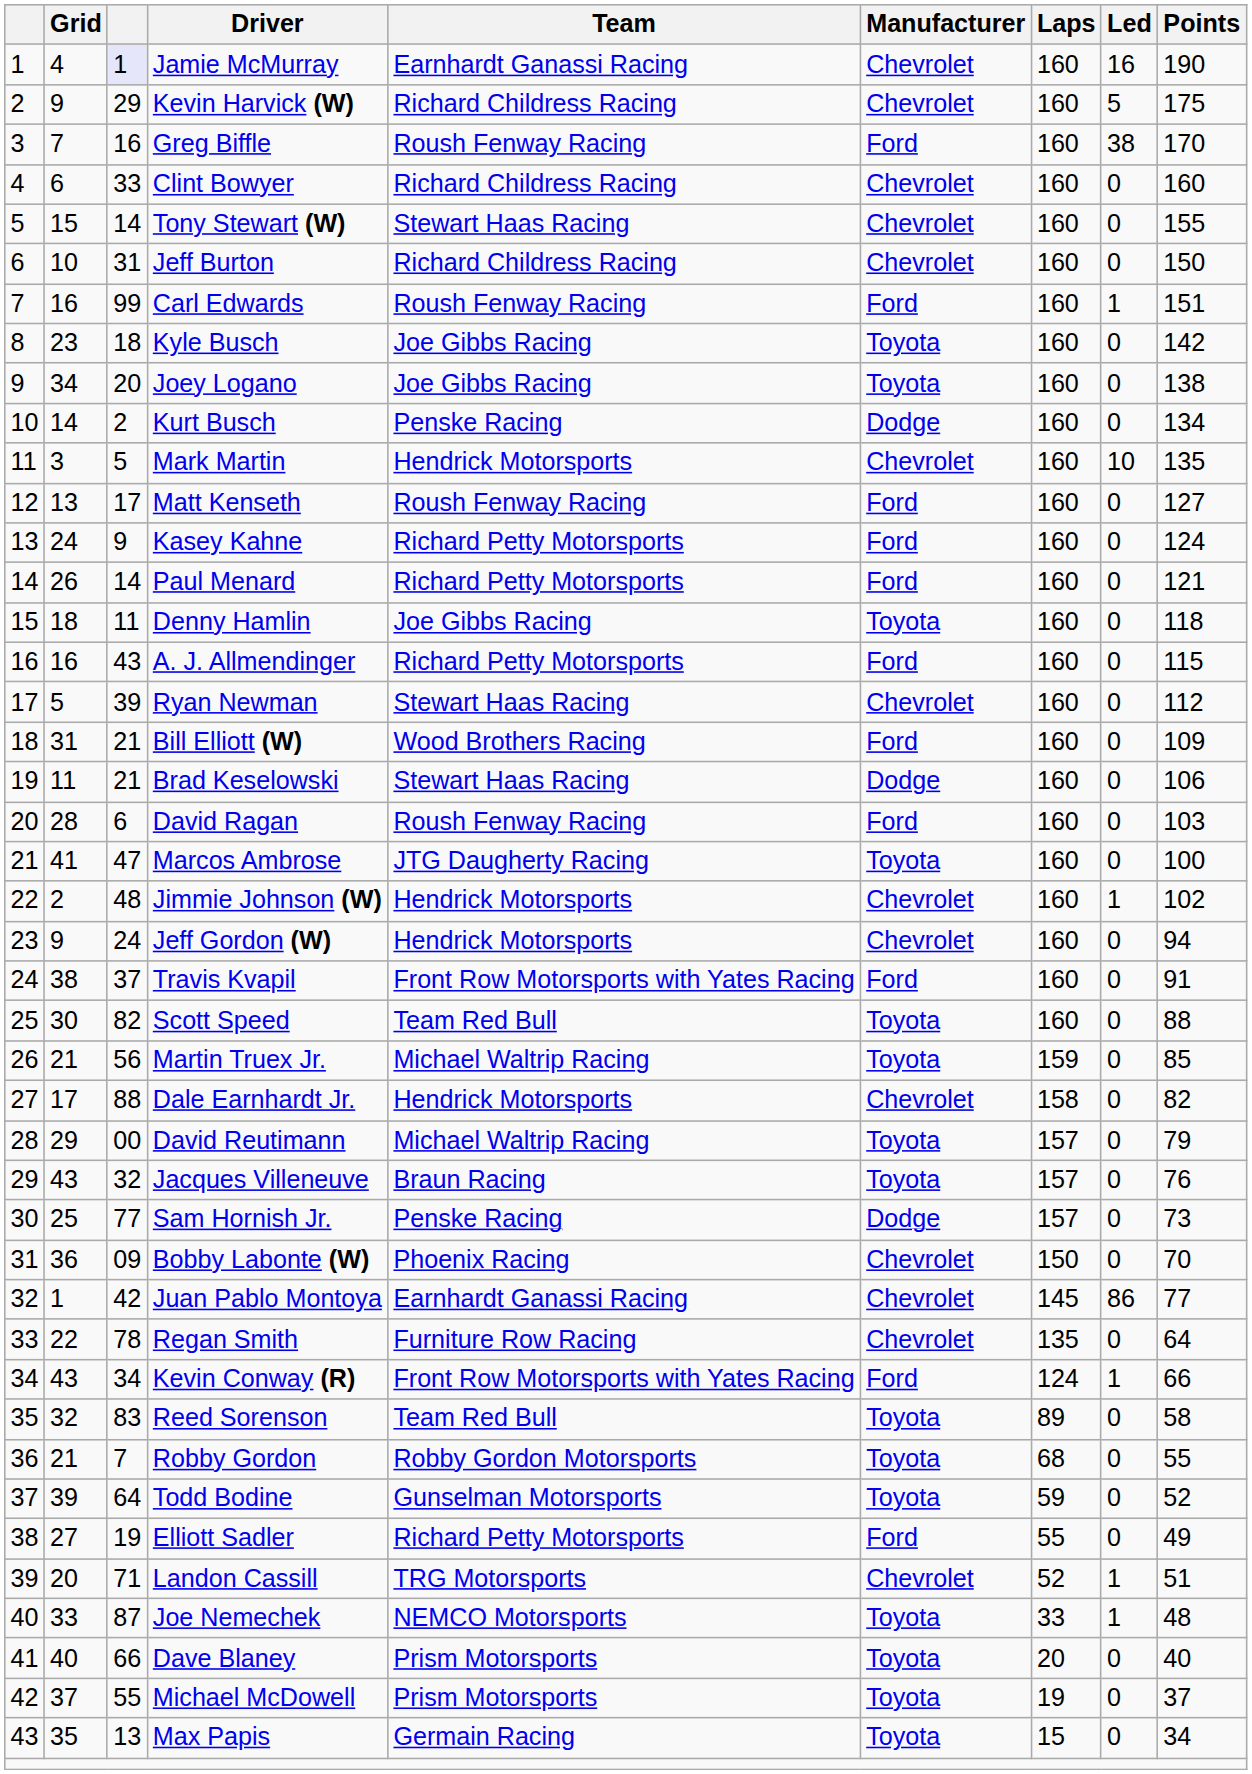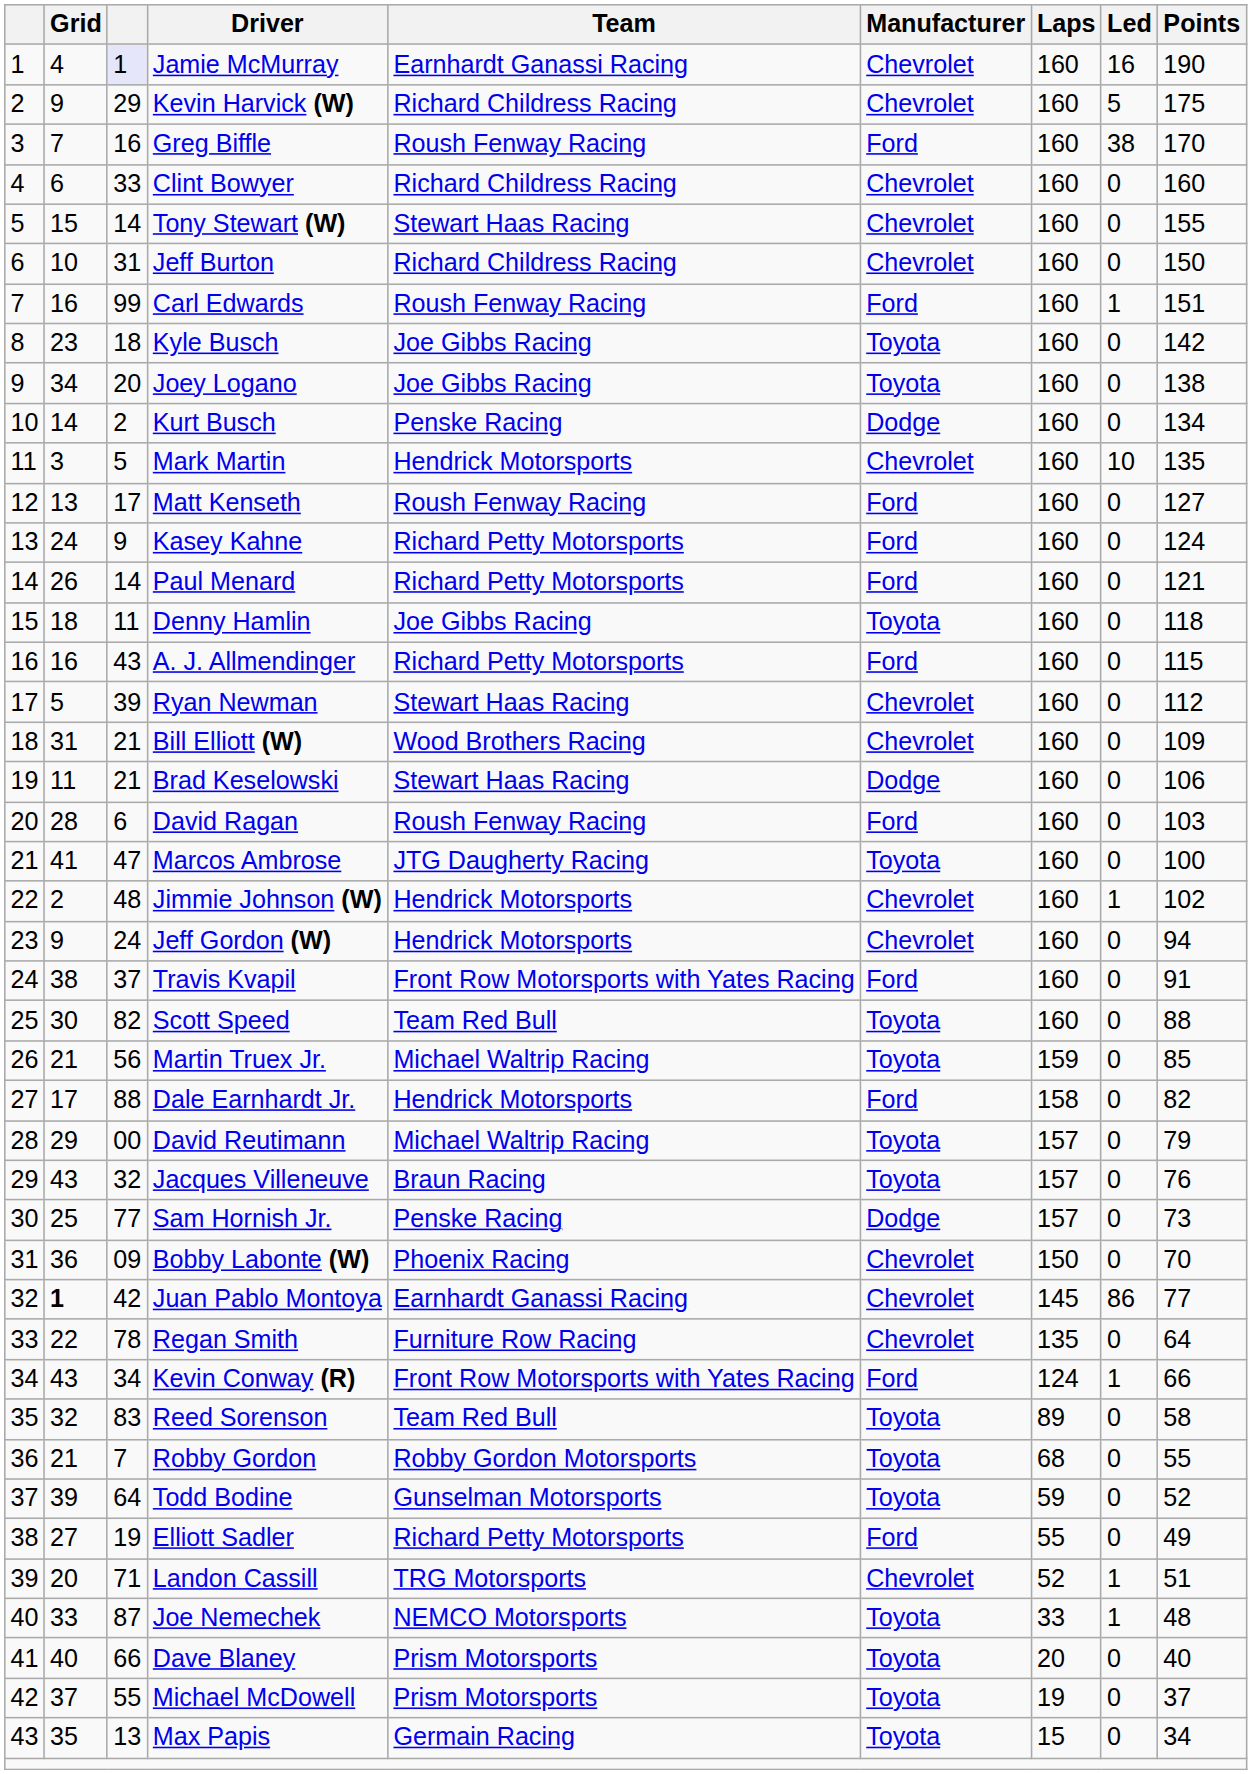(892, 741) Ford -> (920, 741) Chevrolet
(920, 1100) Chevrolet -> (892, 1100) Ford
(57, 1299) normal -> (57, 1299) bold
